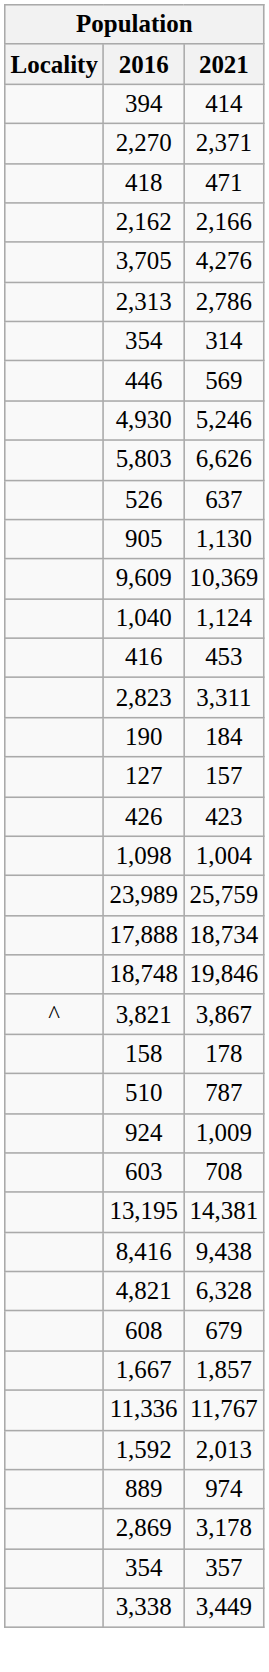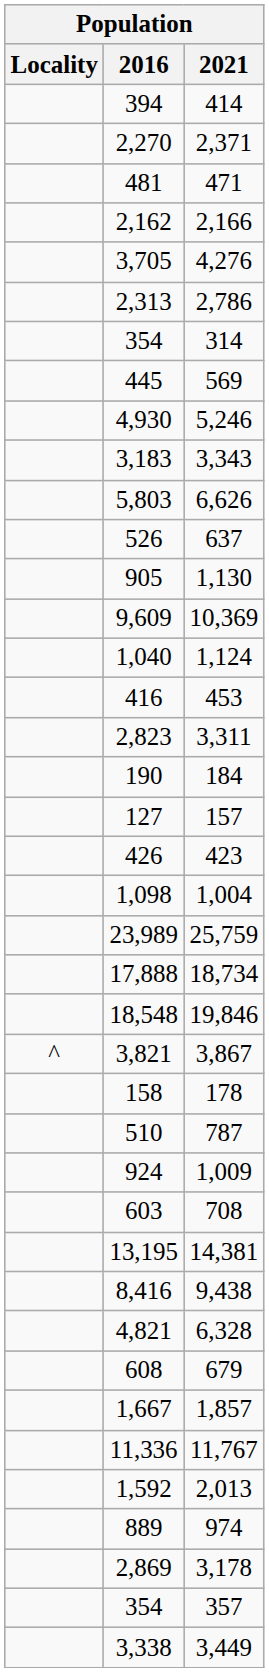(144, 182) 418 -> (144, 182) 481
(144, 380) 446 -> (144, 380) 445
+ row: (224, 459)
(144, 974) 18,748 -> (144, 1013) 18,548
